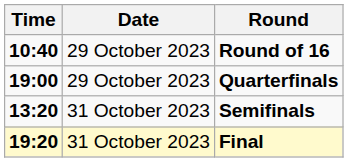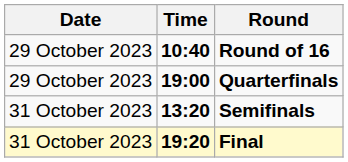columns swapped: (138, 19) <-> (34, 19)
